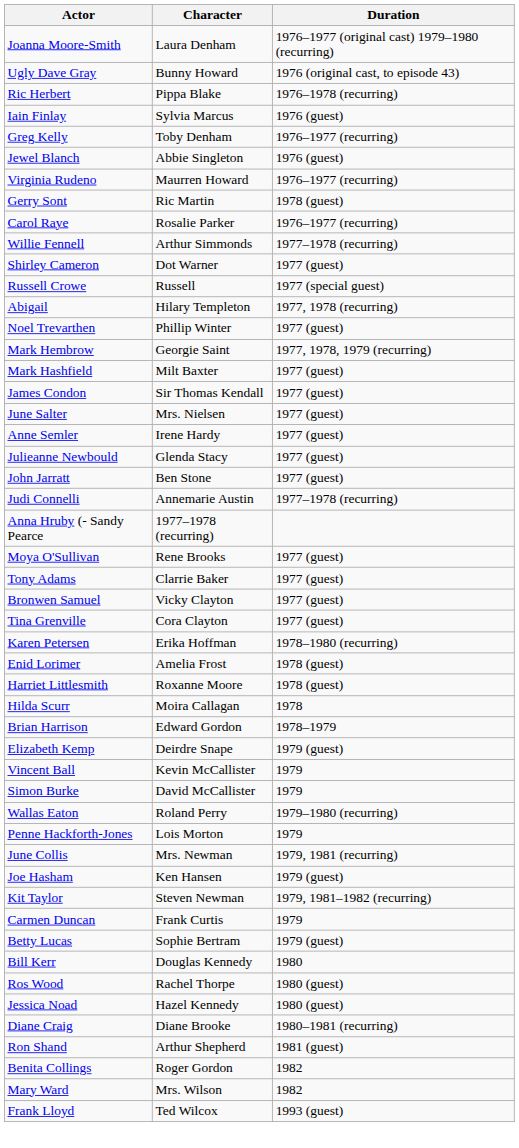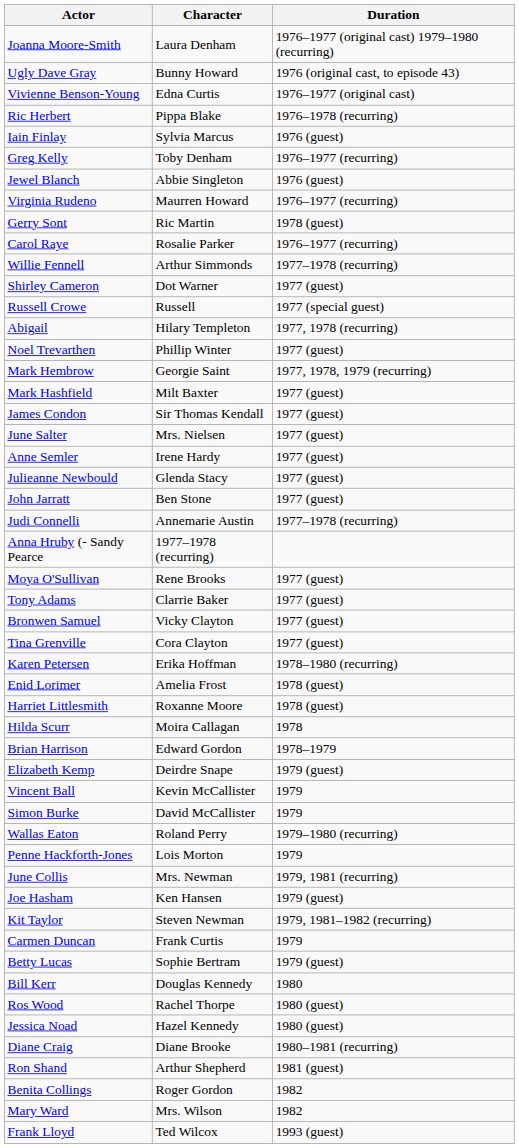+ row: (73, 94)
